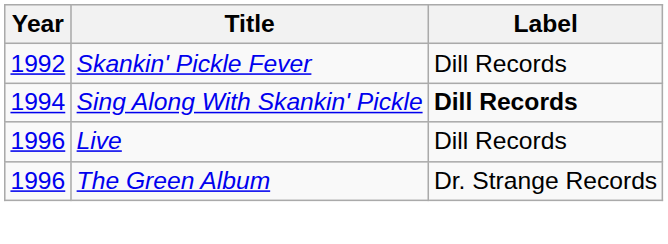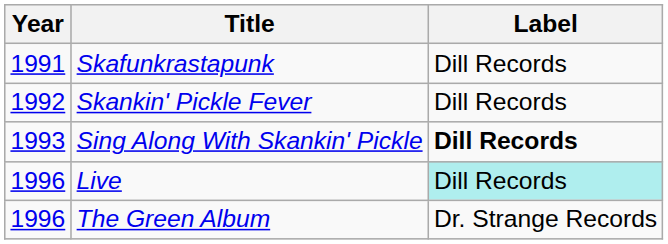+ row: (175, 63)
(38, 102) 1994 -> (38, 141) 1993
(500, 141) no background -> (500, 180) paleturquoise background
